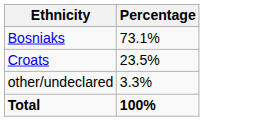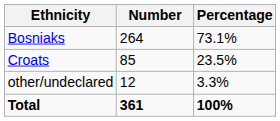+ column: (155, 15)
